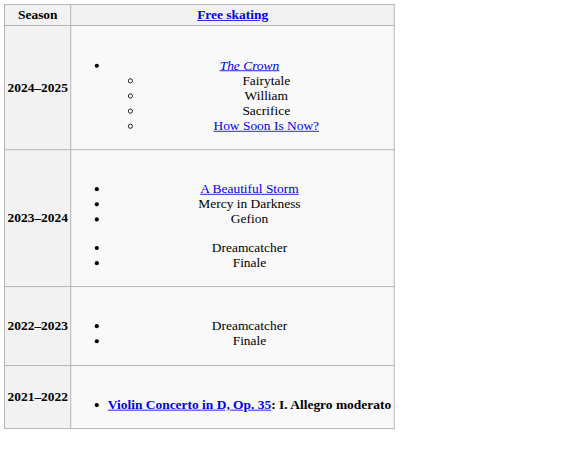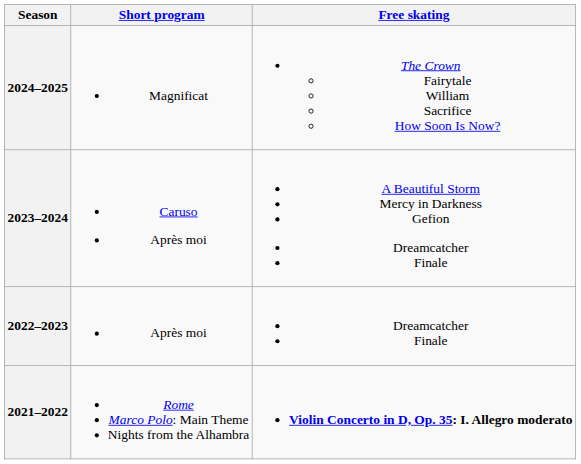+ column: (162, 15)
